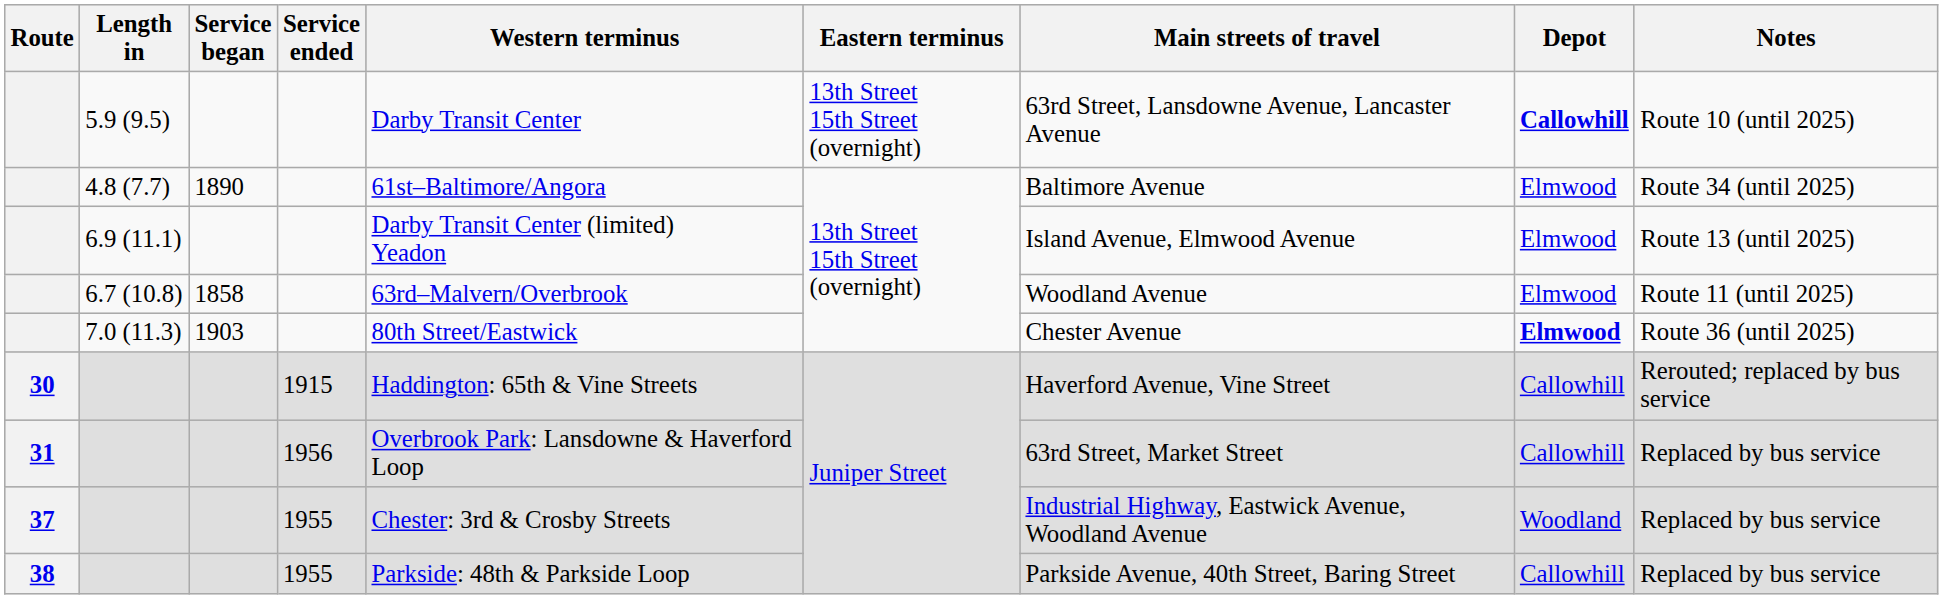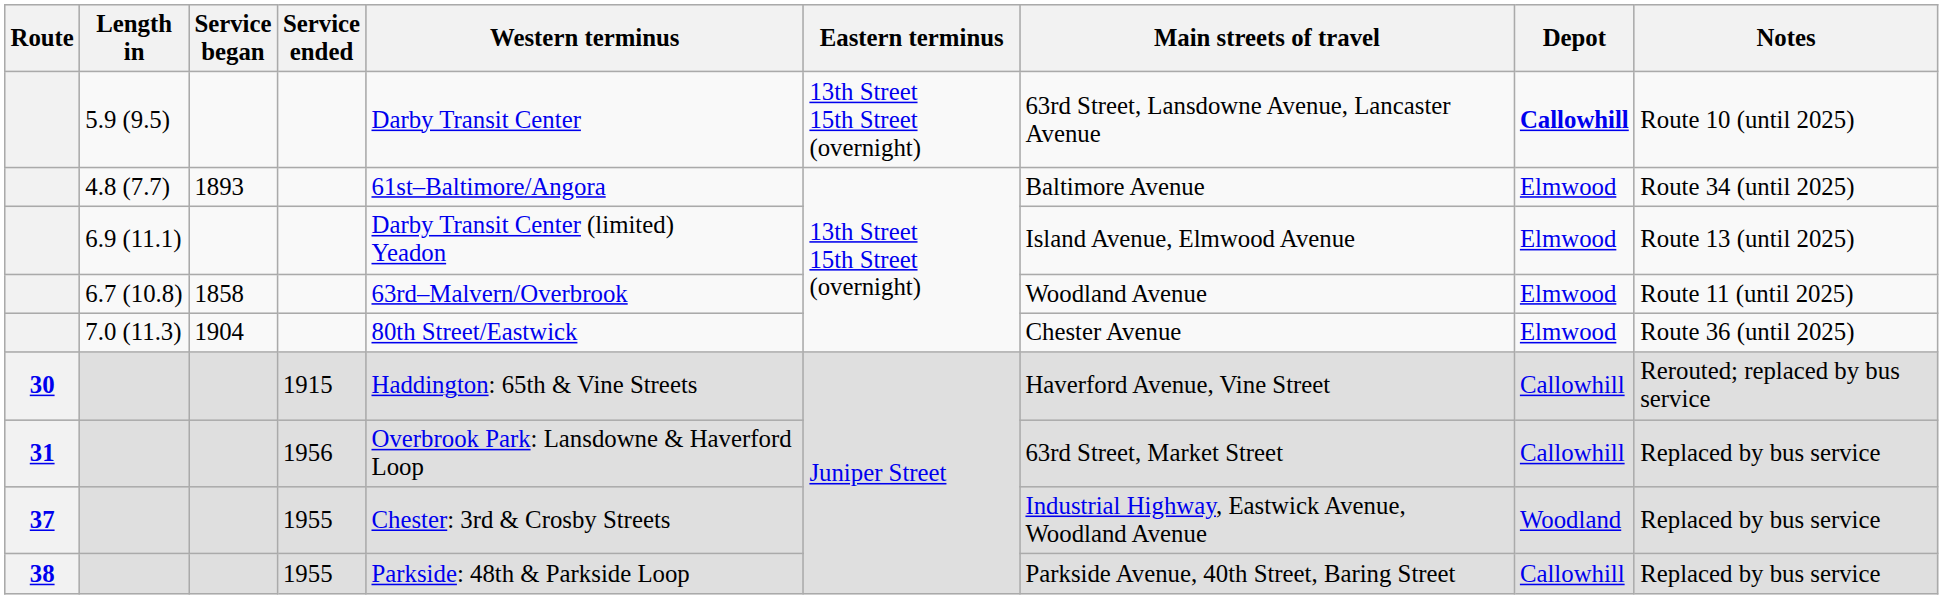(219, 186) 1890 -> (219, 186) 1893
(219, 332) 1903 -> (219, 332) 1904
(1570, 332) bold -> (1568, 332) normal
